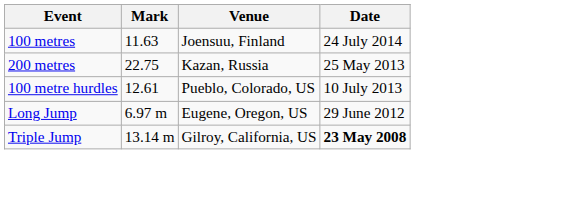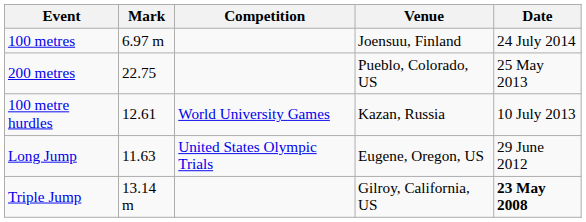+ column: (265, 16)
(142, 40) 11.63 -> (143, 40) 6.97 m
(225, 64) Kazan, Russia -> (413, 73) Pueblo, Colorado, US
(248, 88) Pueblo, Colorado, US -> (402, 114) Kazan, Russia
(146, 112) 6.97 m -> (139, 155) 11.63
